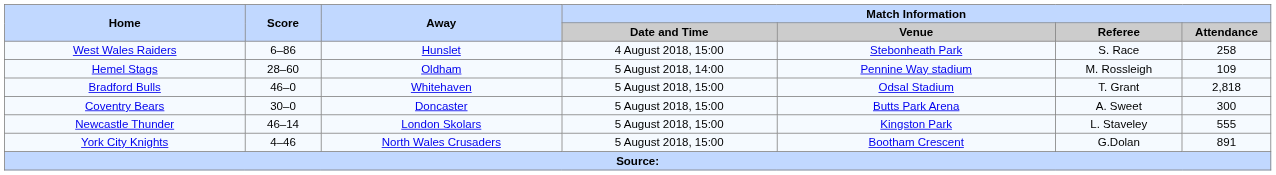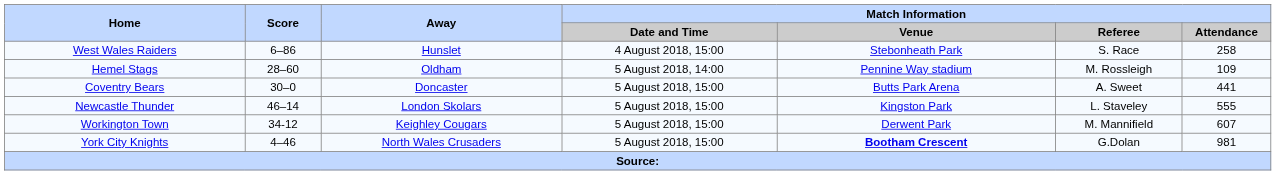- row: (125, 87)
(1226, 106) 300 -> (1226, 87) 441
+ row: (125, 124)
(916, 142) normal -> (916, 142) bold
(1226, 142) 891 -> (1226, 142) 981
